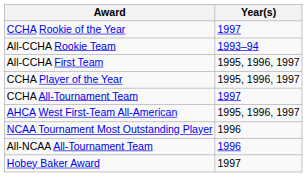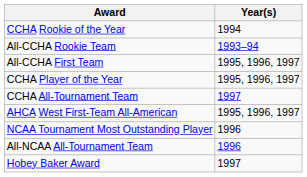(229, 29) 1997 -> (229, 29) 1994
